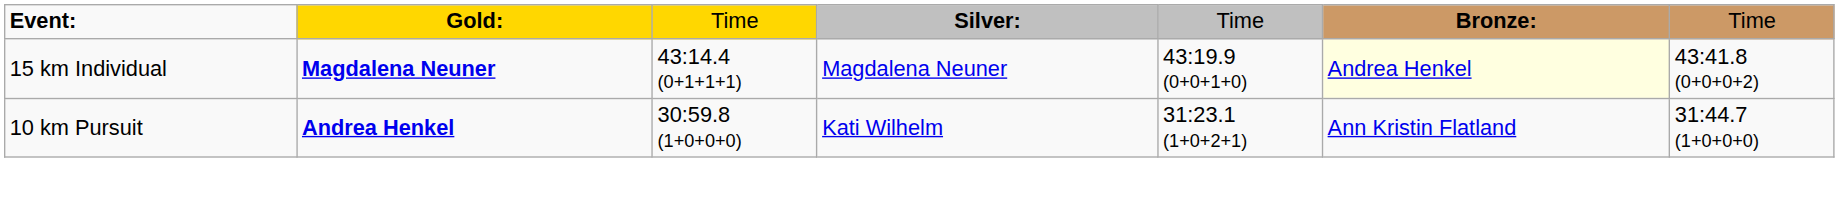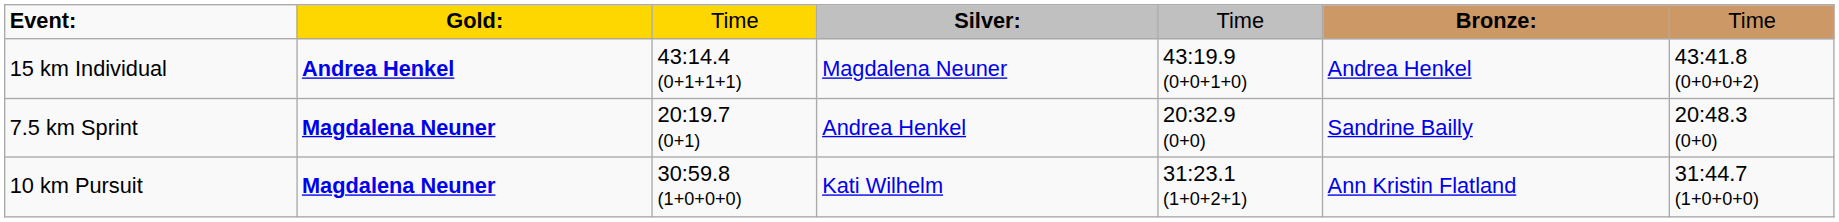(399, 68) Magdalena Neuner -> (378, 68) Andrea Henkel
(1400, 68) lightyellow background -> (1400, 68) no background
+ row: (74, 127)
(378, 127) Andrea Henkel -> (399, 186) Magdalena Neuner
